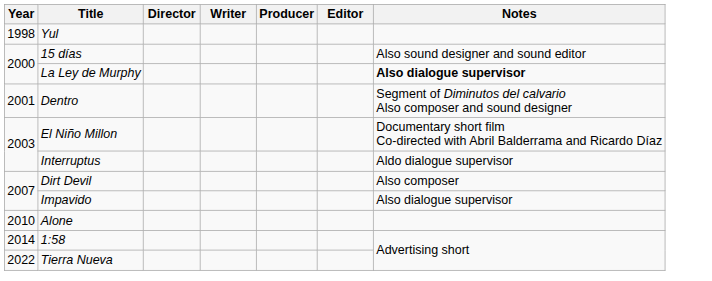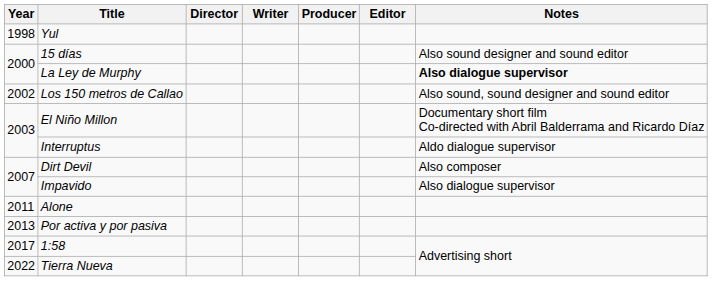- row: (60, 100)
+ row: (112, 93)
(21, 220) 2010 -> (21, 206) 2011
+ row: (104, 226)
(21, 240) 2014 -> (21, 246) 2017
